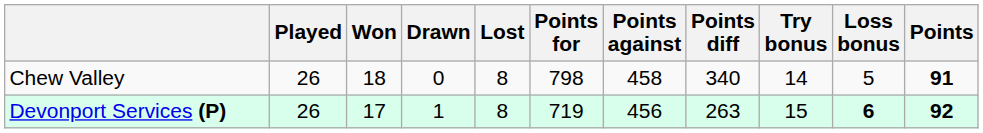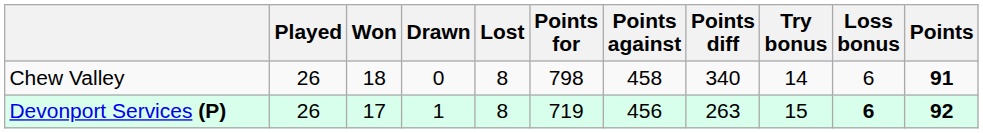(869, 77) 5 -> (869, 77) 6
